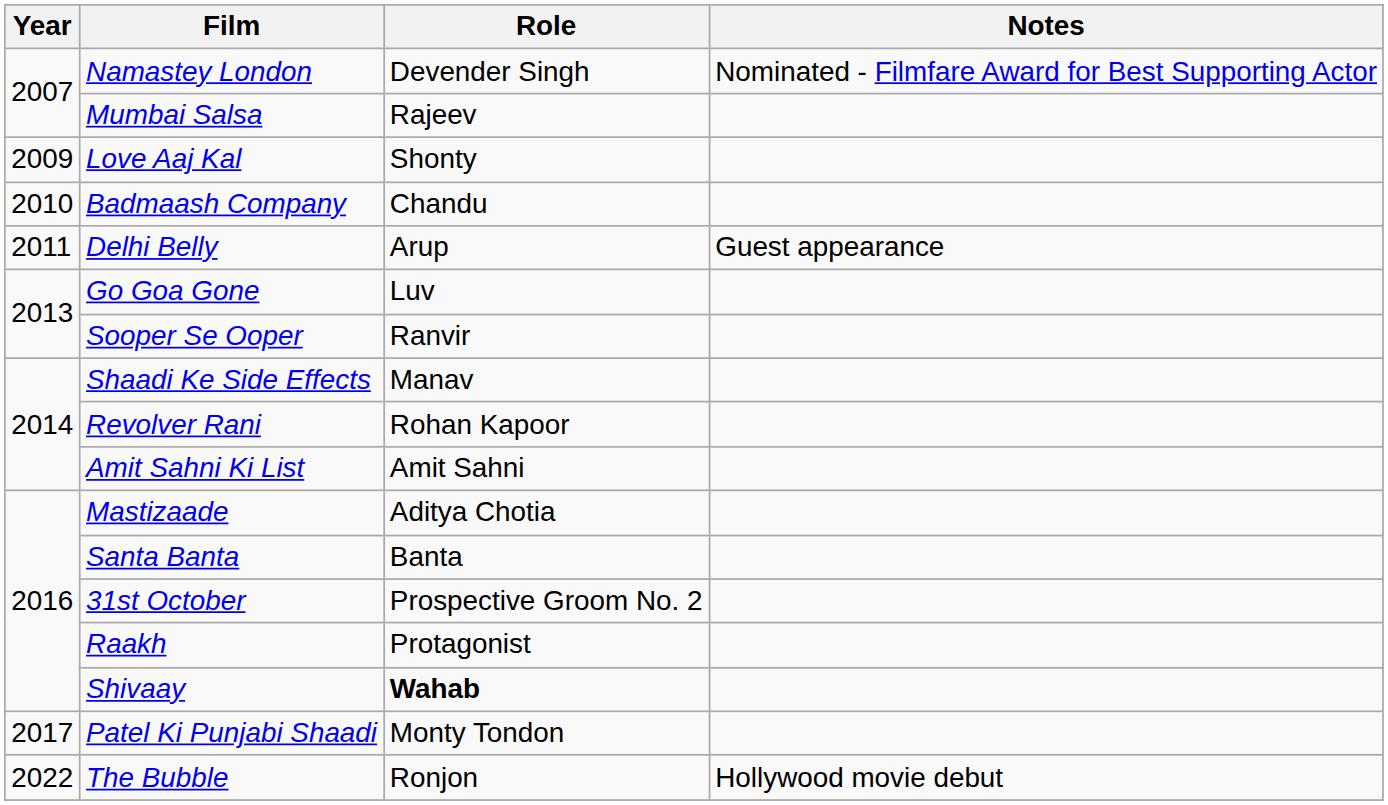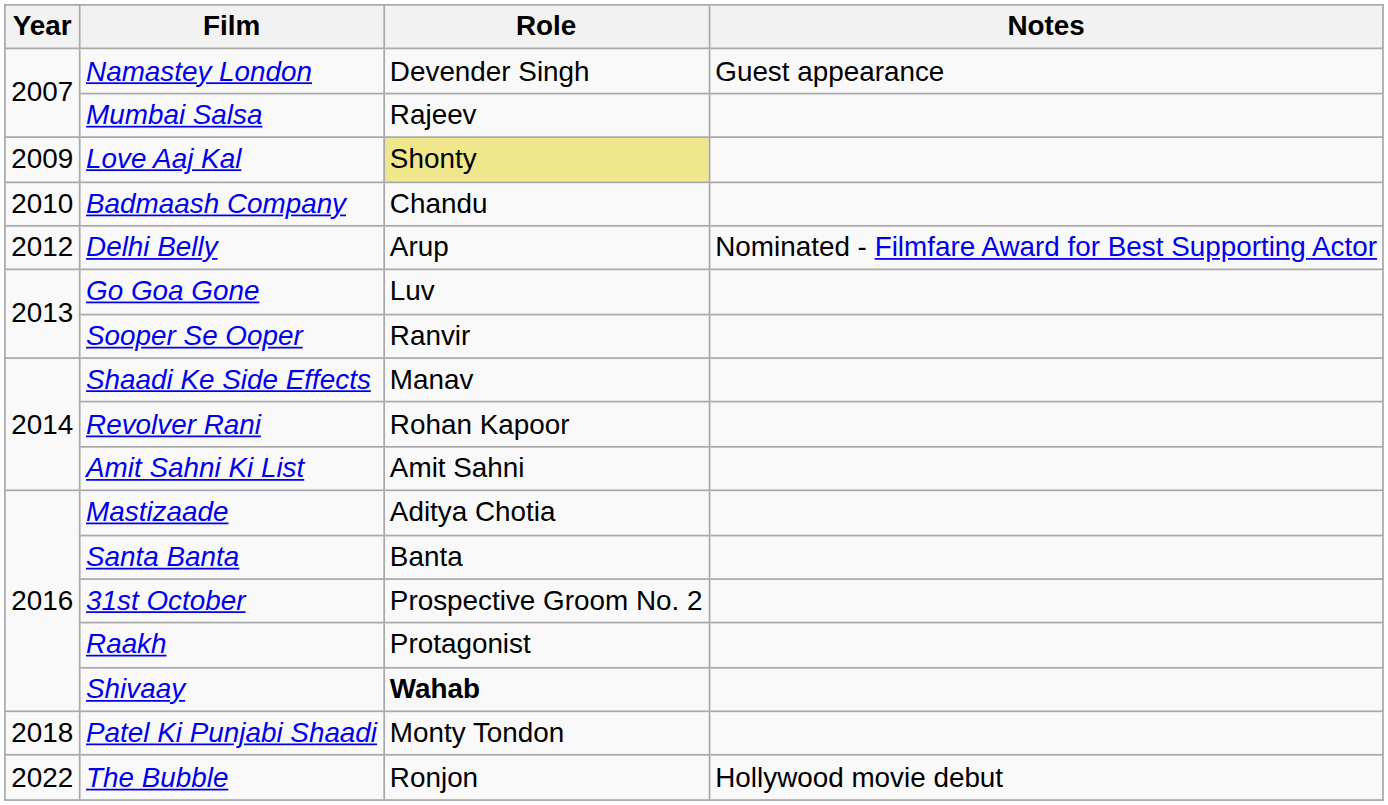(1046, 70) Nominated - Filmfare Award for Best Supporting Actor -> (830, 70) Guest appearance
(433, 159) no background -> (433, 159) khaki background
(41, 247) 2011 -> (42, 247) 2012
(830, 247) Guest appearance -> (1046, 247) Nominated - Filmfare Award for Best Supporting Actor
(42, 733) 2017 -> (42, 733) 2018
